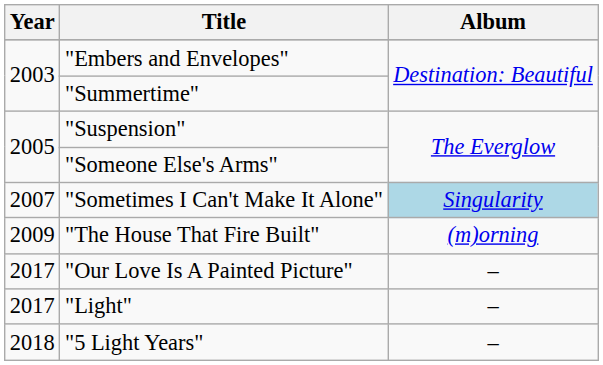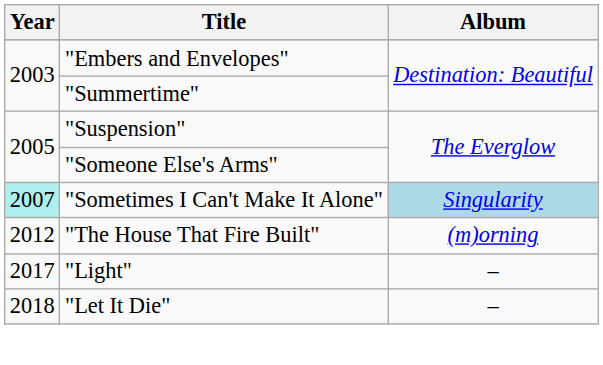(32, 199) no background -> (32, 199) paleturquoise background
(32, 235) 2009 -> (32, 235) 2012
- row: (209, 270)
- row: (134, 341)
+ row: (118, 306)
